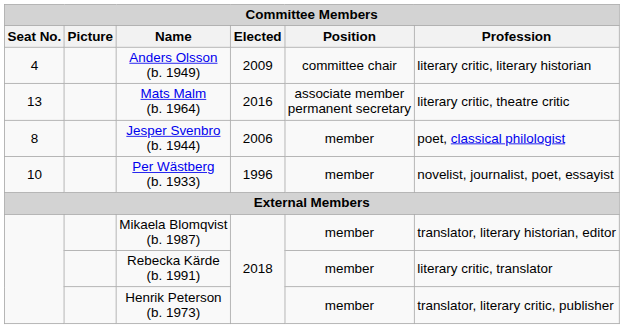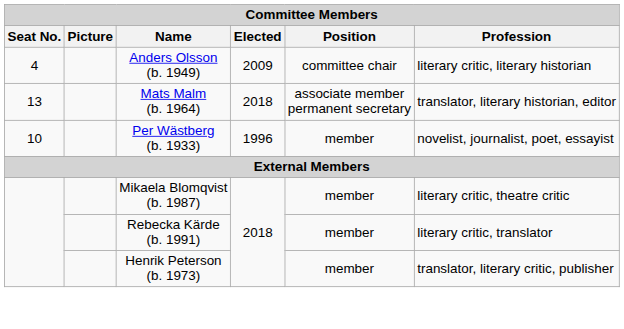(258, 101) 2016 -> (258, 101) 2018
(493, 101) literary critic, theatre critic -> (517, 101) translator, literary historian, editor
- row: (173, 138)
(517, 232) translator, literary historian, editor -> (493, 195) literary critic, theatre critic
